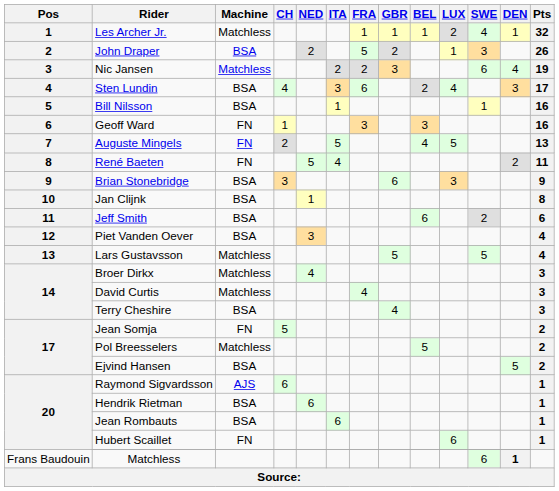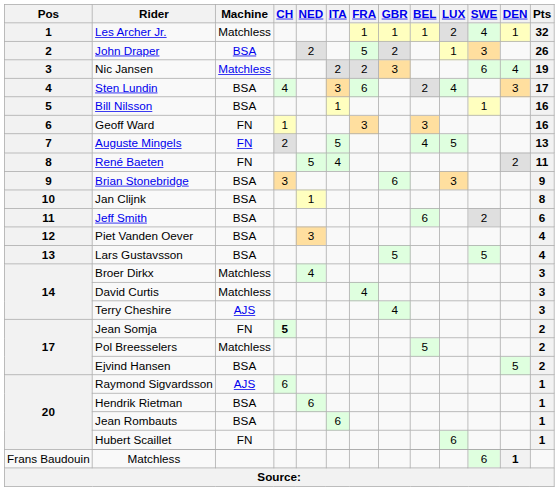(245, 255) Matchless -> (245, 255) BSA
(245, 310) BSA -> (245, 310) AJS
(285, 329) normal -> (285, 329) bold
